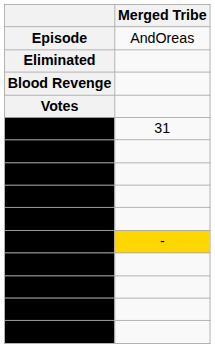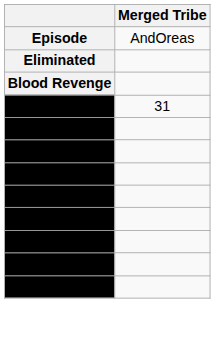- row: (60, 106)
- row: (35, 241)
